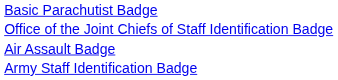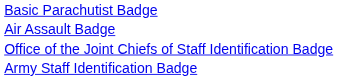rows swapped: (60, 49) <-> (169, 29)
